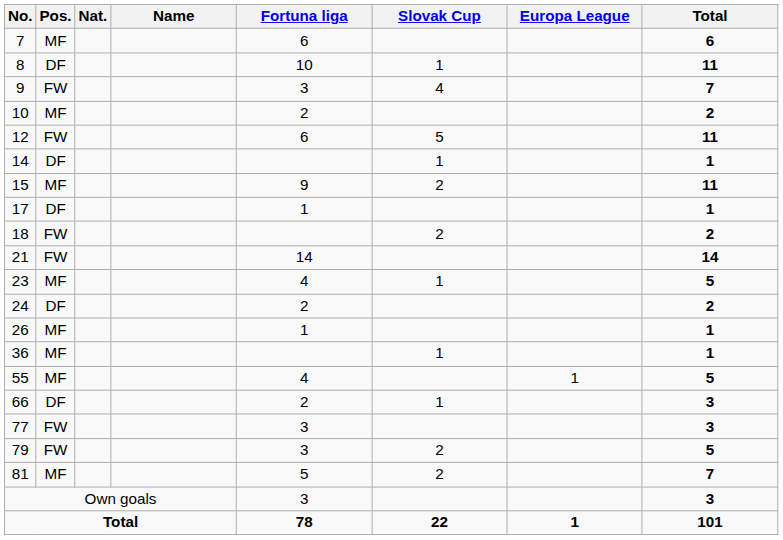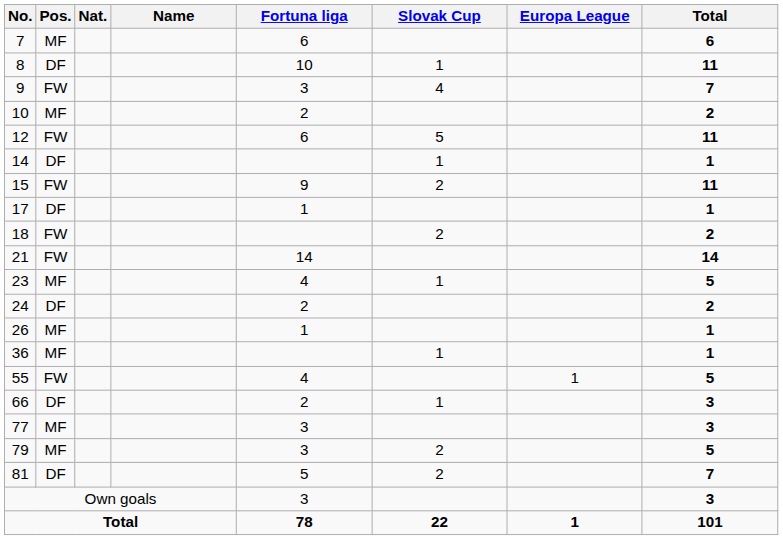(56, 185) MF -> (56, 185) FW
(56, 378) MF -> (56, 378) FW
(56, 426) FW -> (56, 426) MF
(56, 450) FW -> (56, 450) MF
(56, 474) MF -> (56, 474) DF
